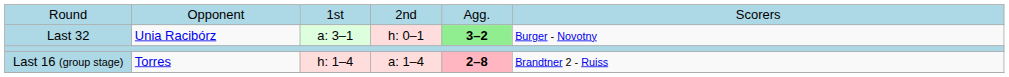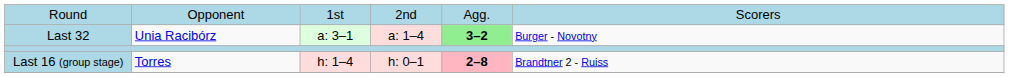(406, 35) h: 0–1 -> (406, 35) a: 1–4
(406, 61) a: 1–4 -> (406, 61) h: 0–1
